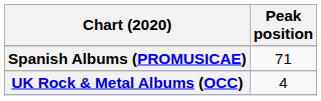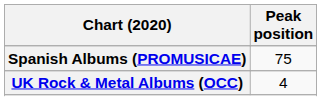(283, 58) 71 -> (283, 58) 75
